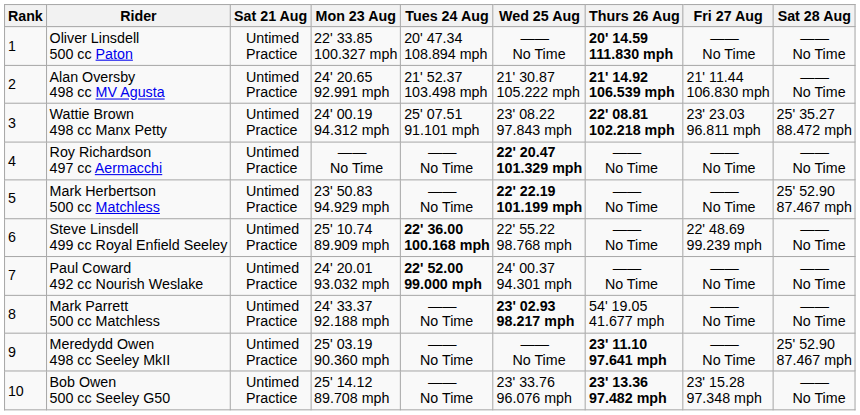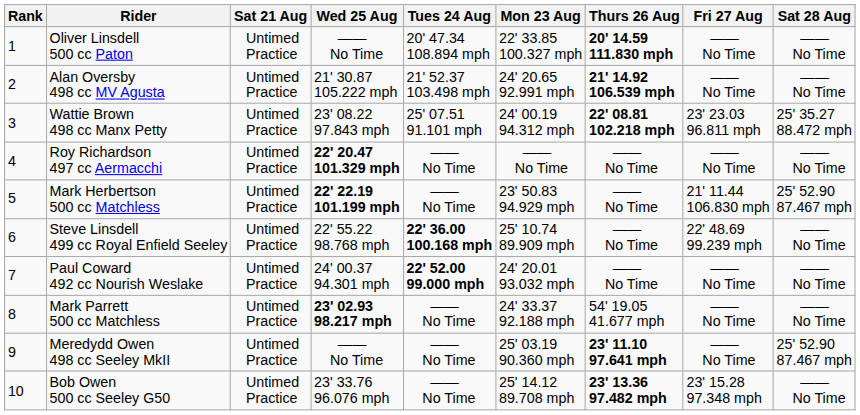columns swapped: (356, 15) <-> (539, 15)
(728, 84) 21' 11.44 106.830 mph -> (721, 84) —— No Time
(721, 199) —— No Time -> (728, 199) 21' 11.44 106.830 mph
